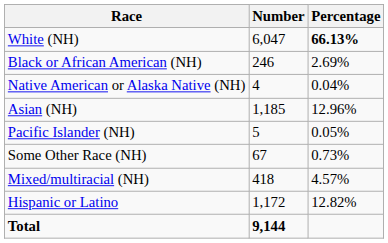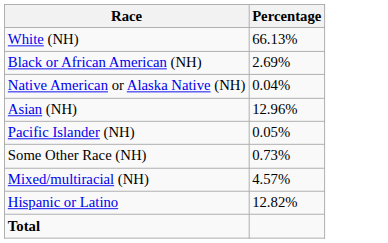- column: (278, 16)
(335, 39) bold -> (275, 39) normal
